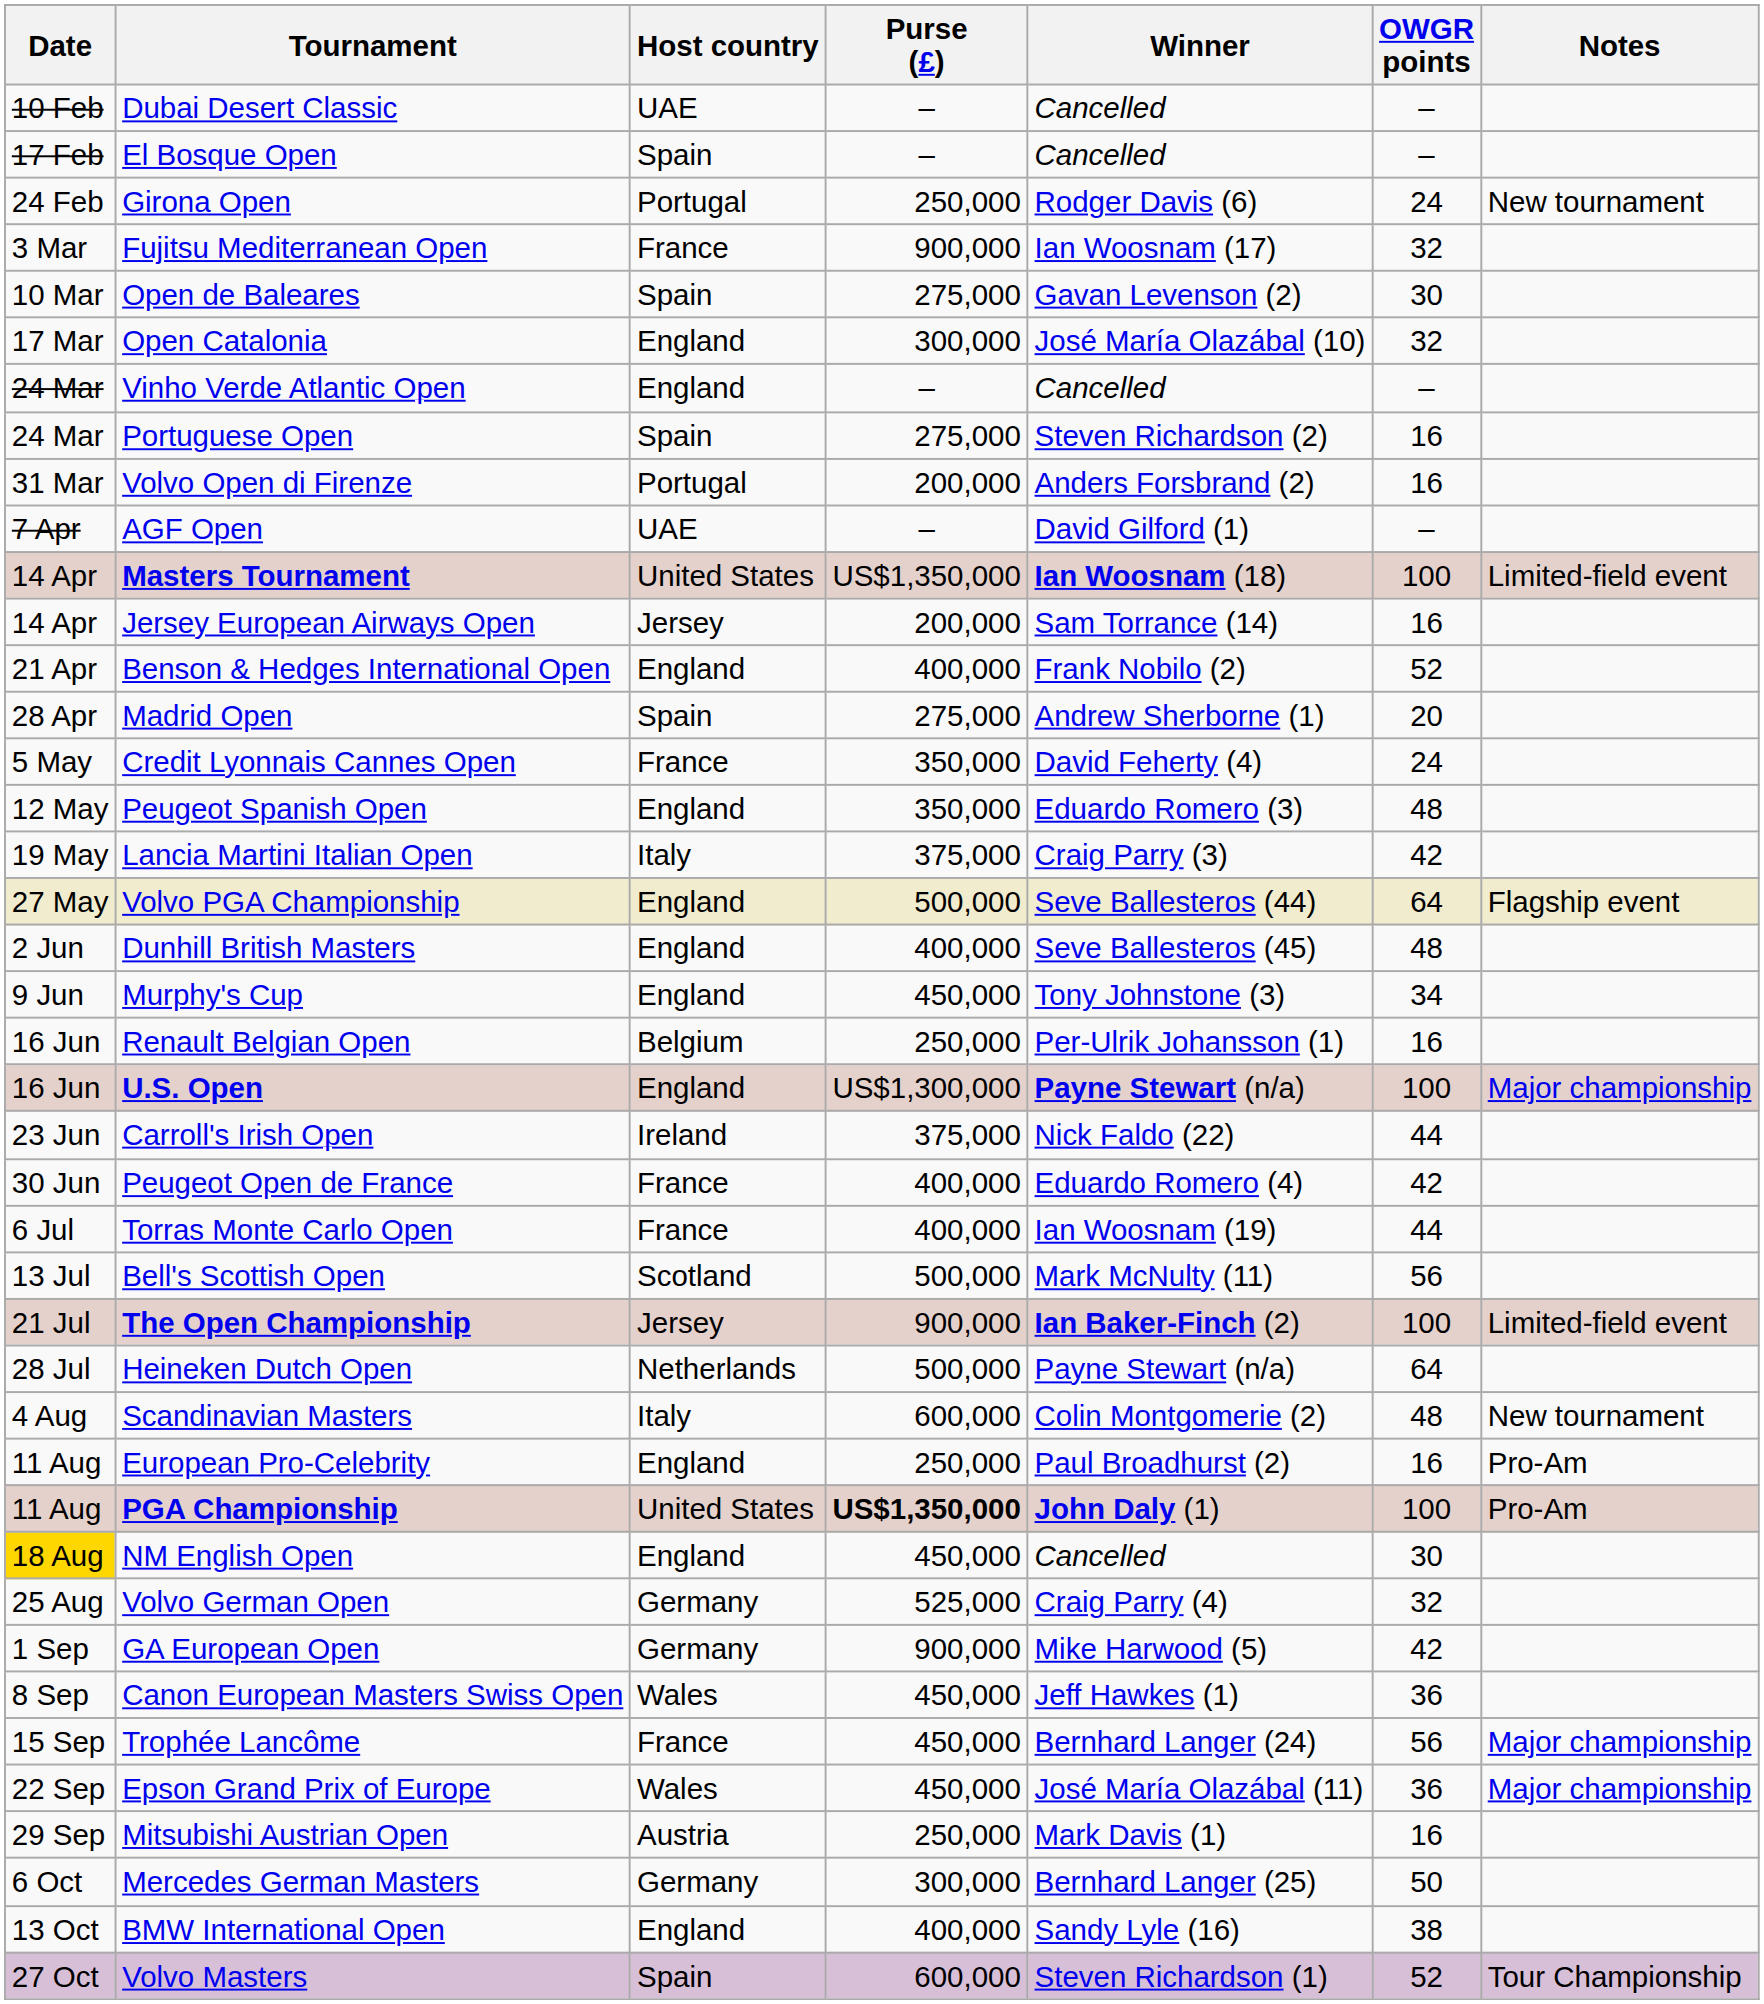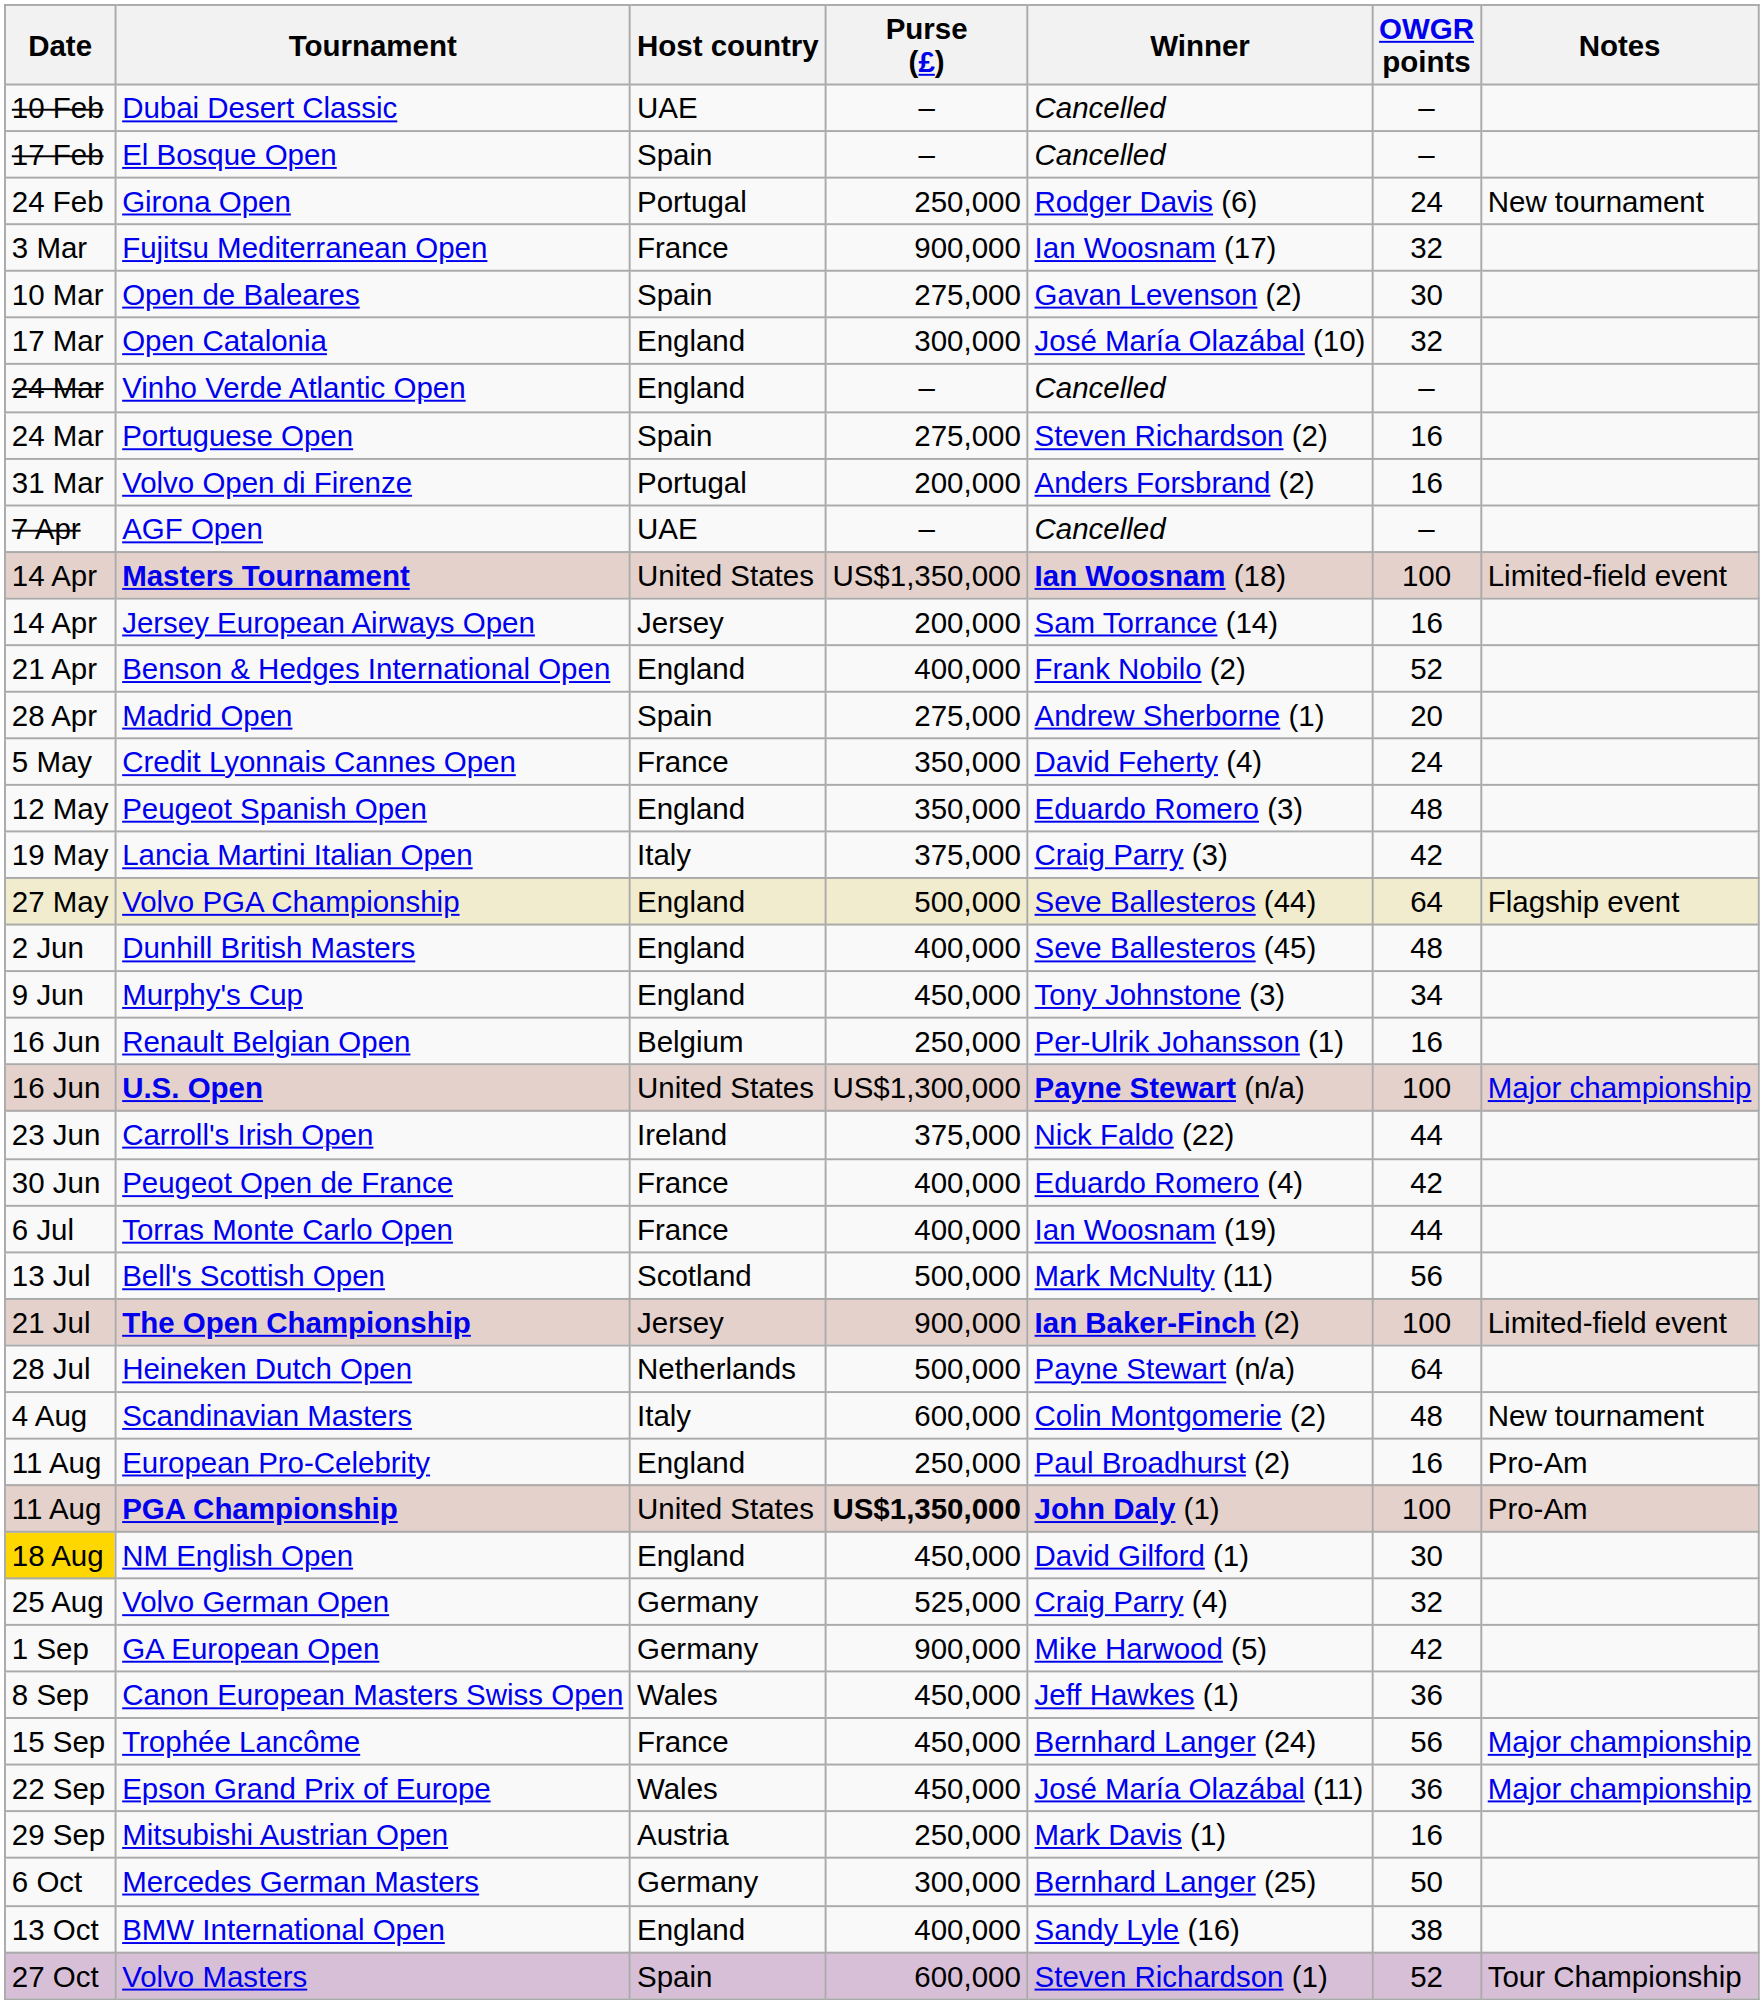(1142, 528) David Gilford (1) -> (1100, 528) Cancelled
(691, 1088) England -> (725, 1088) United States
(1100, 1555) Cancelled -> (1142, 1555) David Gilford (1)
